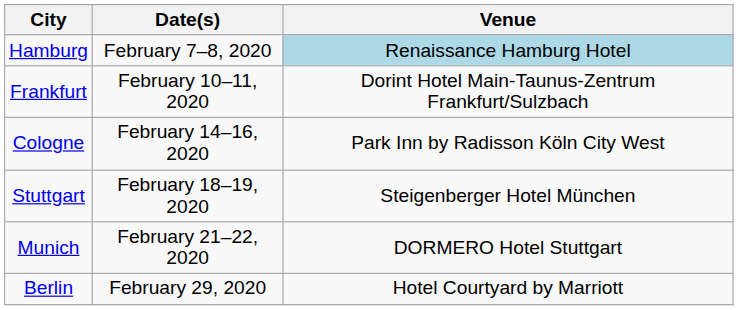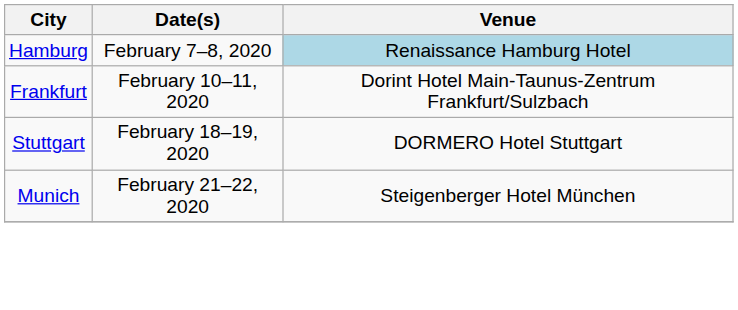- row: (49, 143)
(508, 195) Steigenberger Hotel München -> (508, 143) DORMERO Hotel Stuttgart
(508, 247) DORMERO Hotel Stuttgart -> (508, 195) Steigenberger Hotel München
- row: (49, 288)
